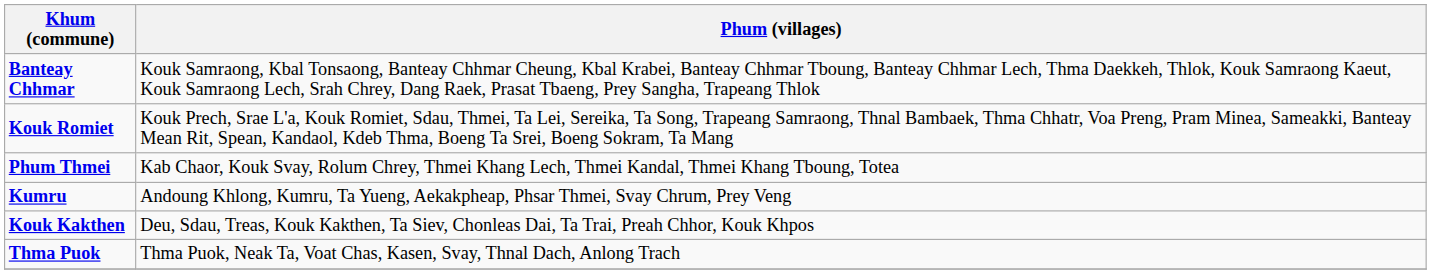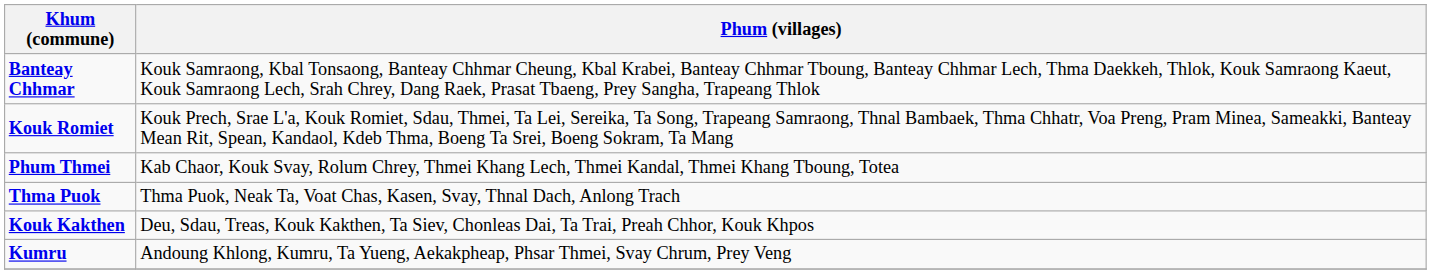rows swapped: (55, 254) <-> (38, 196)
